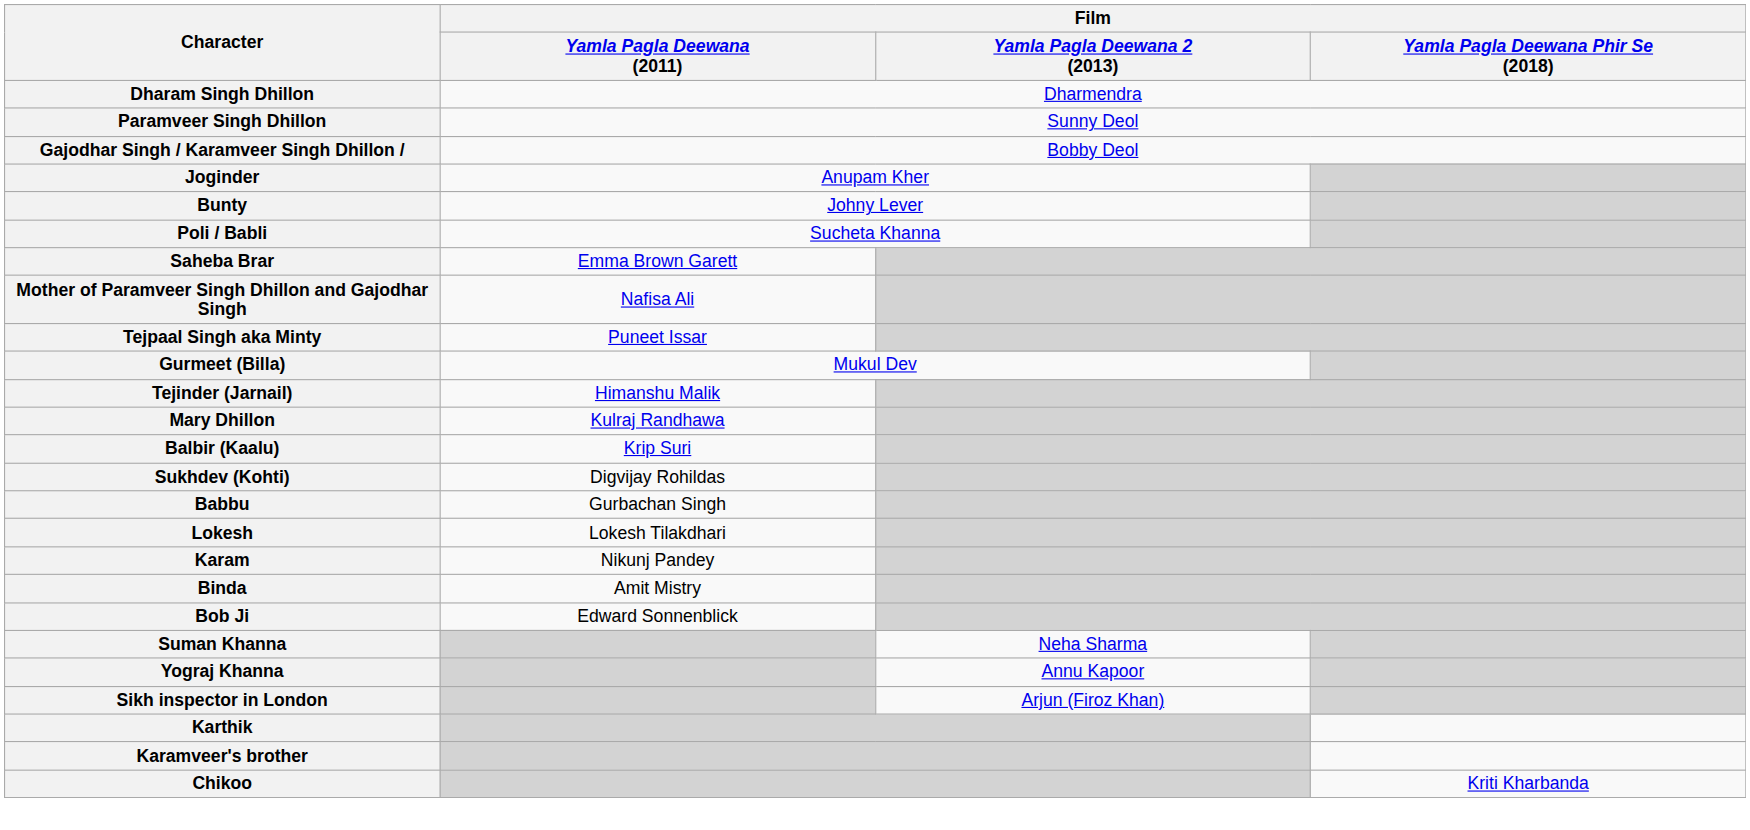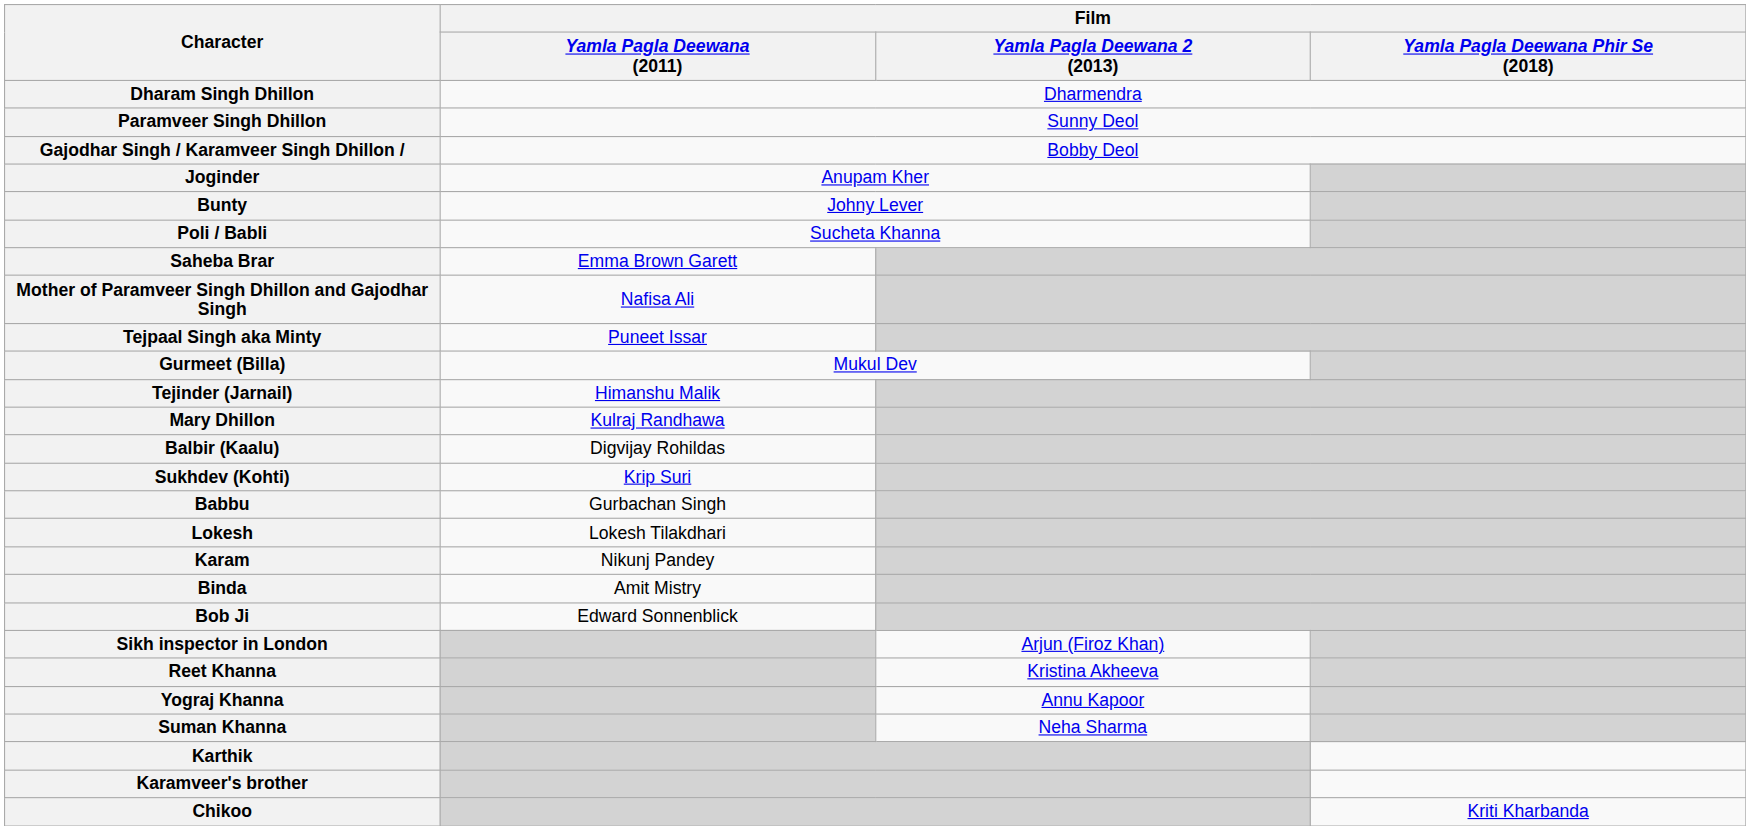(658, 448) Krip Suri -> (658, 448) Digvijay Rohildas
(658, 476) Digvijay Rohildas -> (658, 476) Krip Suri
rows swapped: (222, 644) <-> (222, 700)
+ row: (222, 672)
